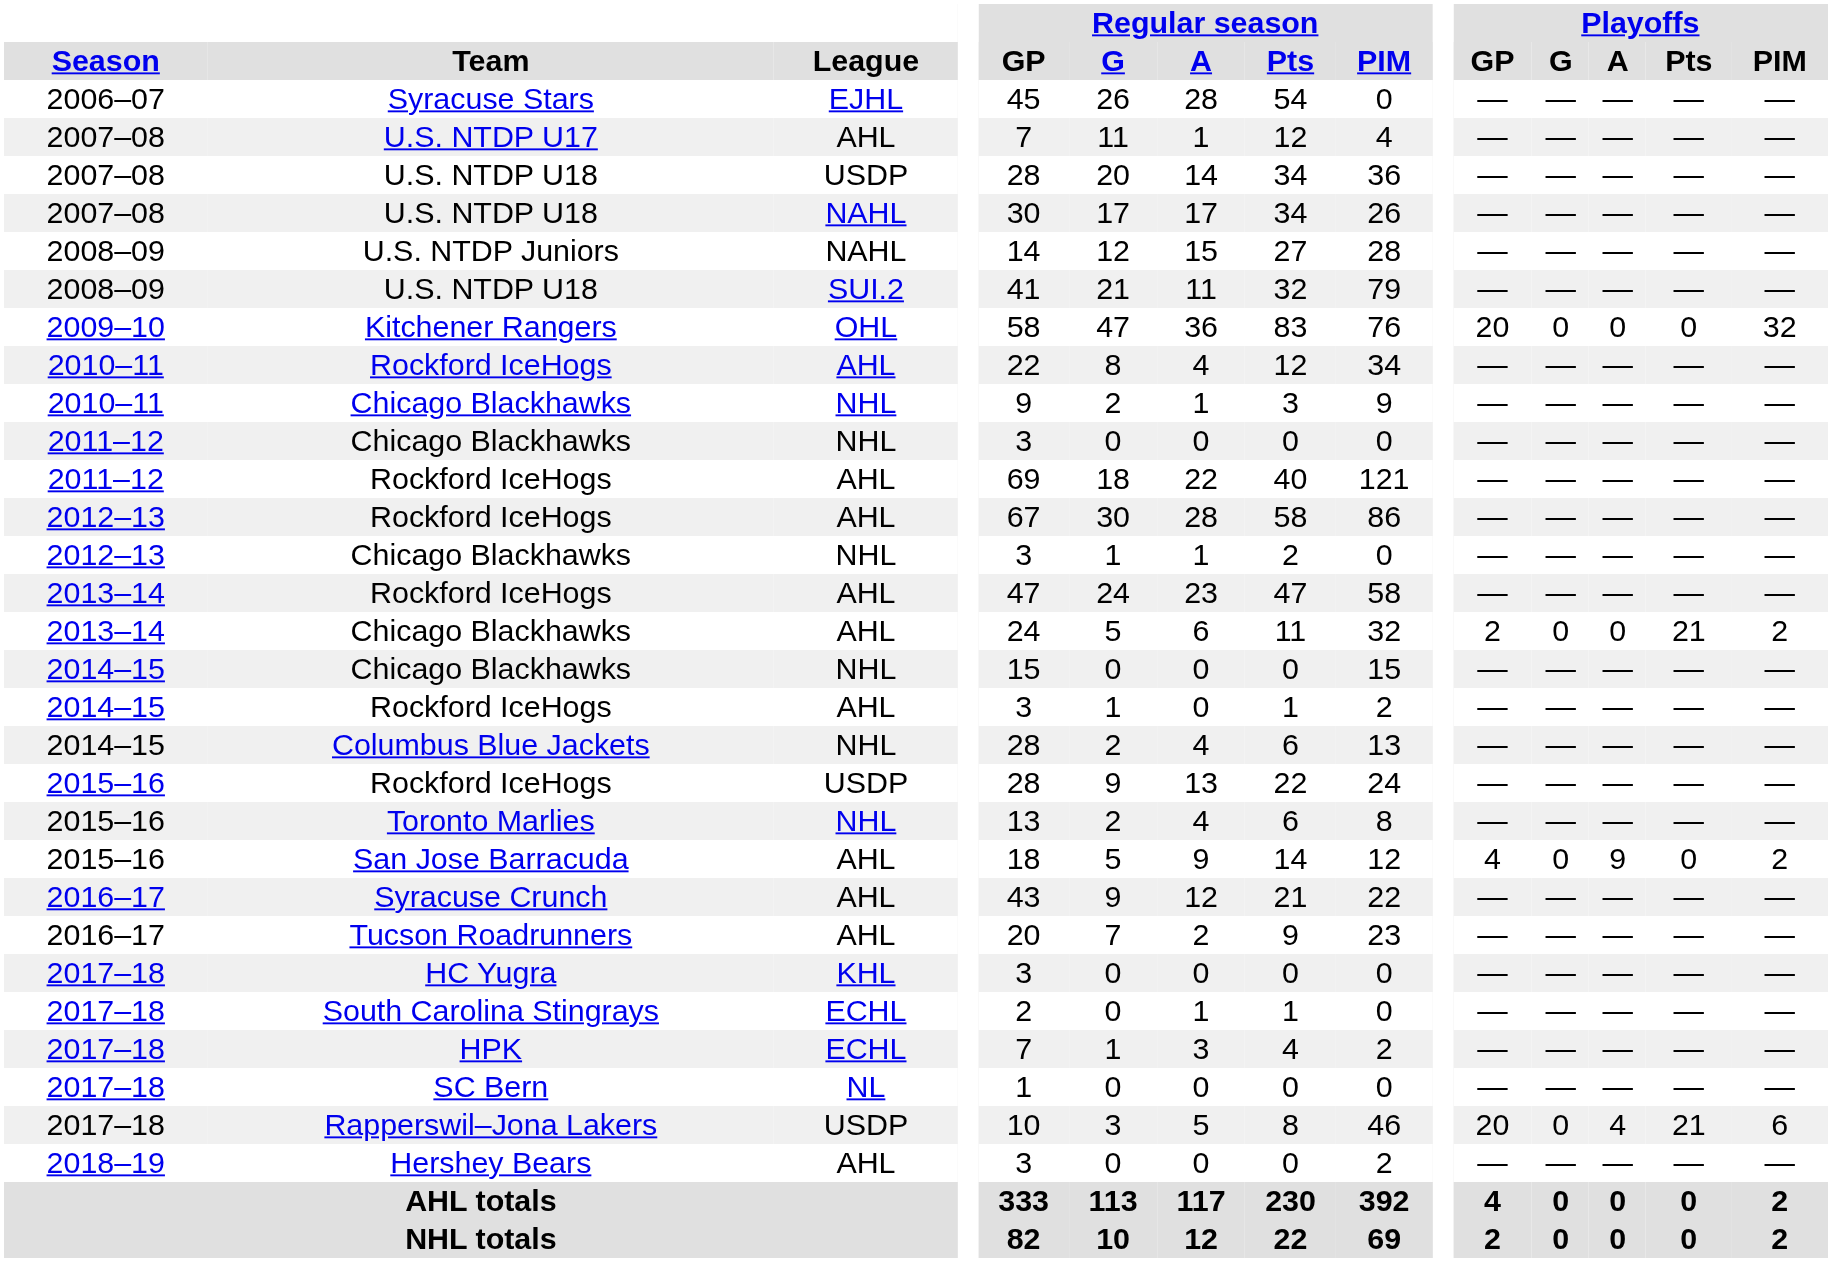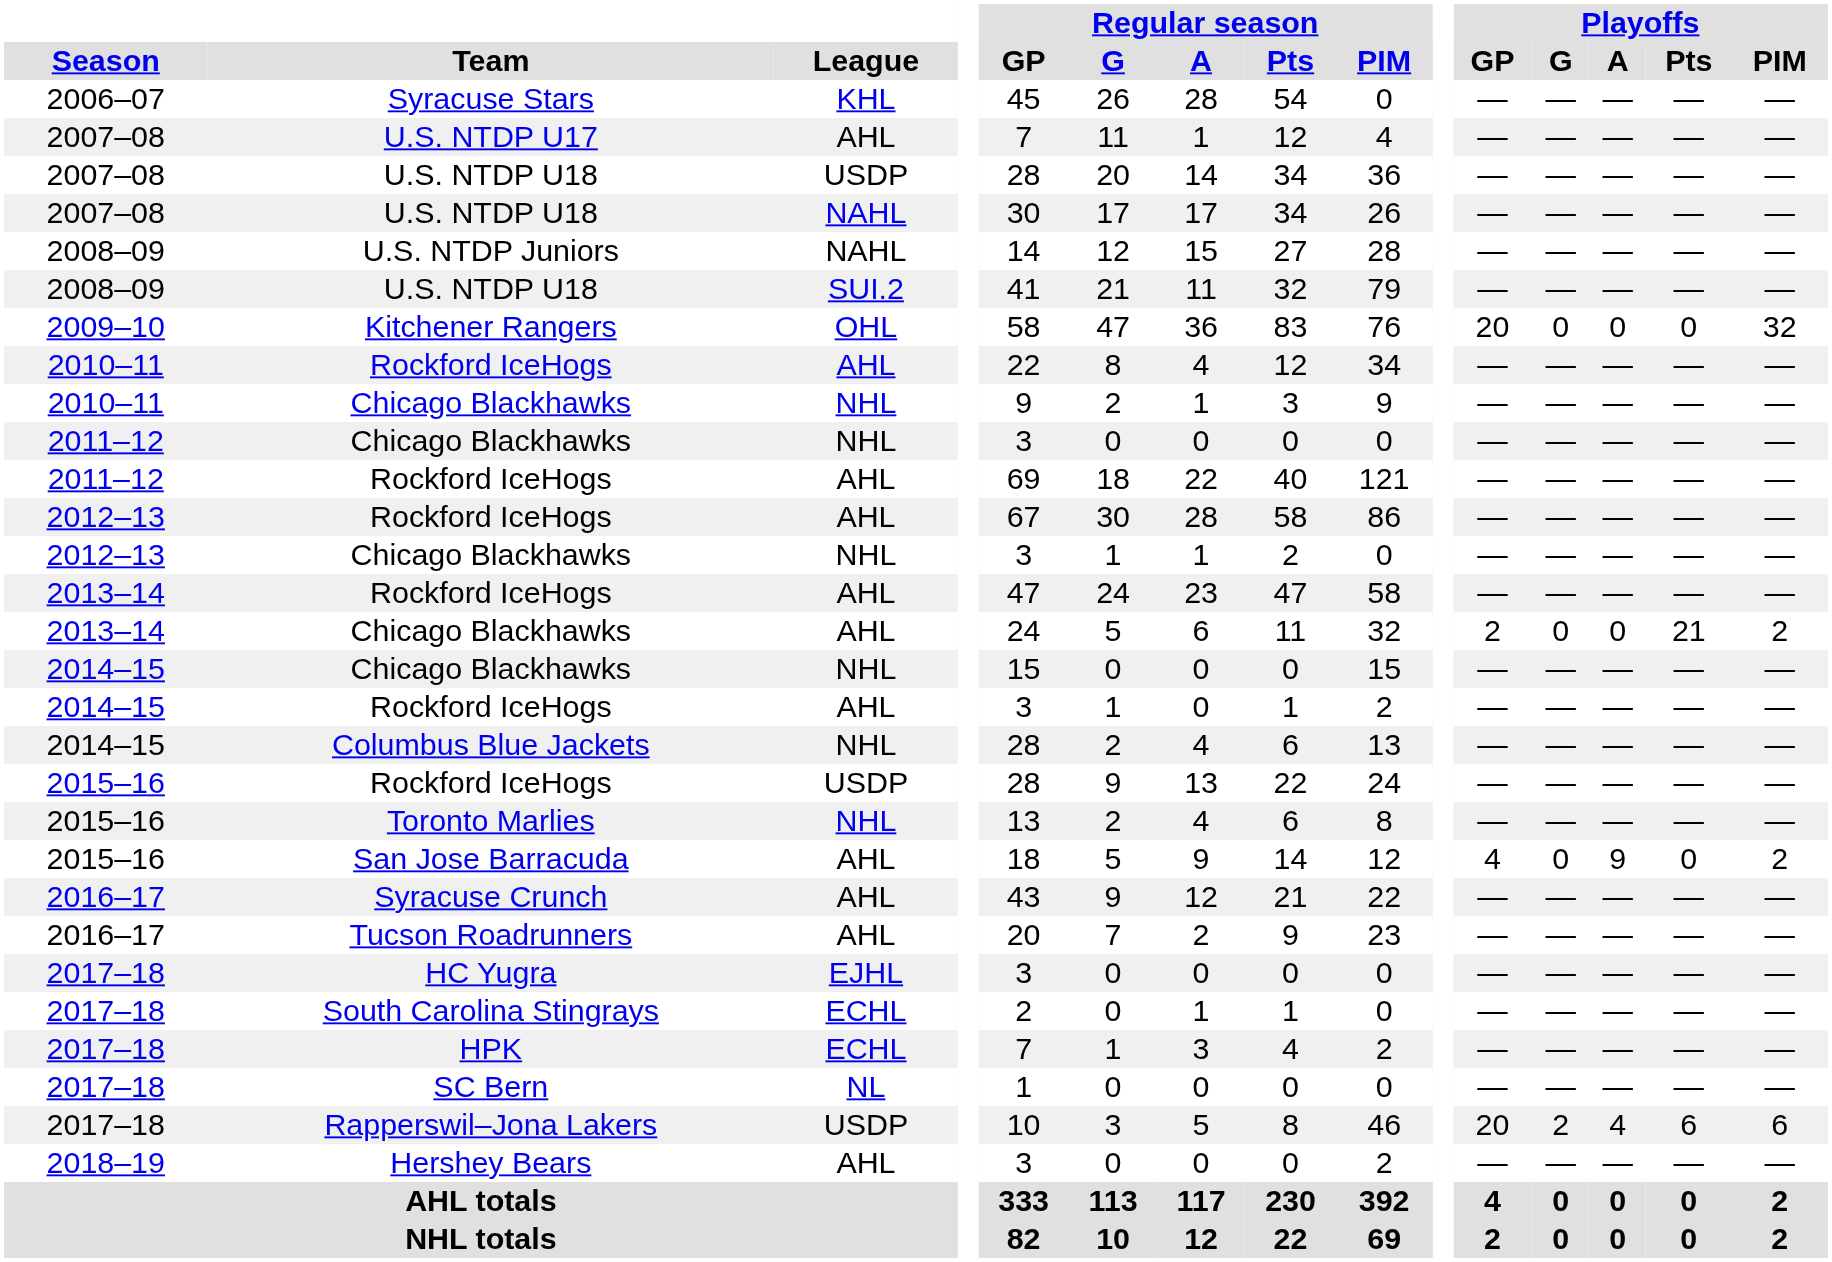(866, 98) EJHL -> (866, 98) KHL
(866, 972) KHL -> (866, 972) EJHL
(1561, 1124) 0 -> (1561, 1124) 2
(1689, 1124) 21 -> (1689, 1124) 6
